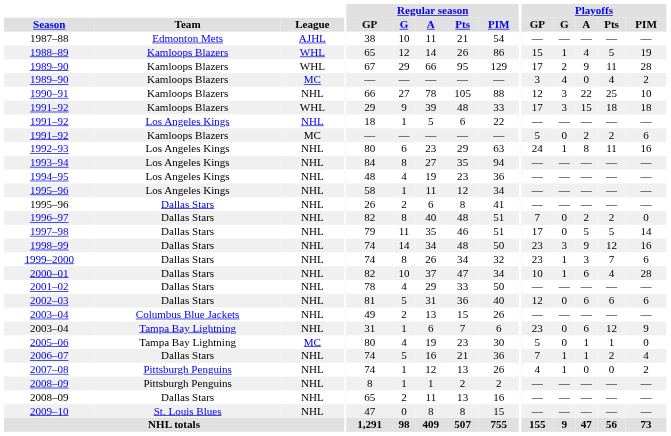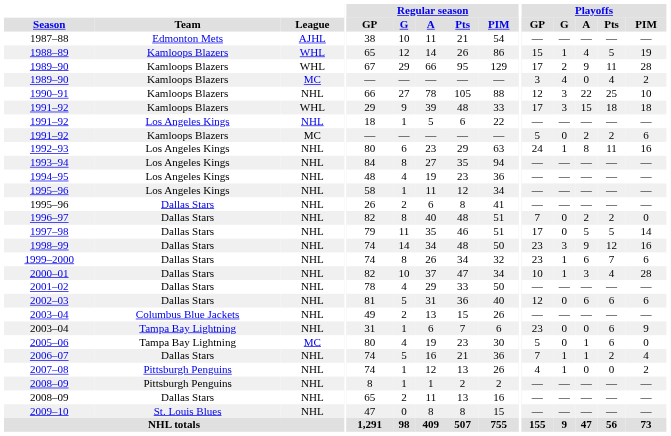(586, 259) 3 -> (586, 259) 6
(586, 273) 6 -> (586, 273) 3
(586, 328) 6 -> (586, 328) 0
(612, 328) 12 -> (612, 328) 6
(612, 342) 1 -> (612, 342) 6
